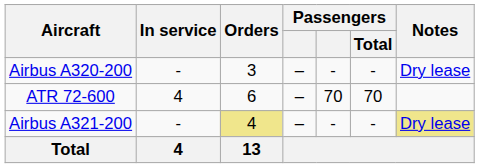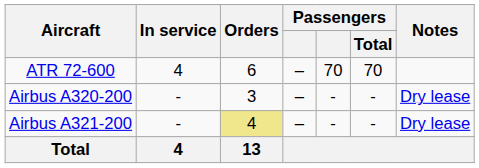rows swapped: (71, 96) <-> (71, 70)
(435, 123) khaki background -> (435, 123) no background
